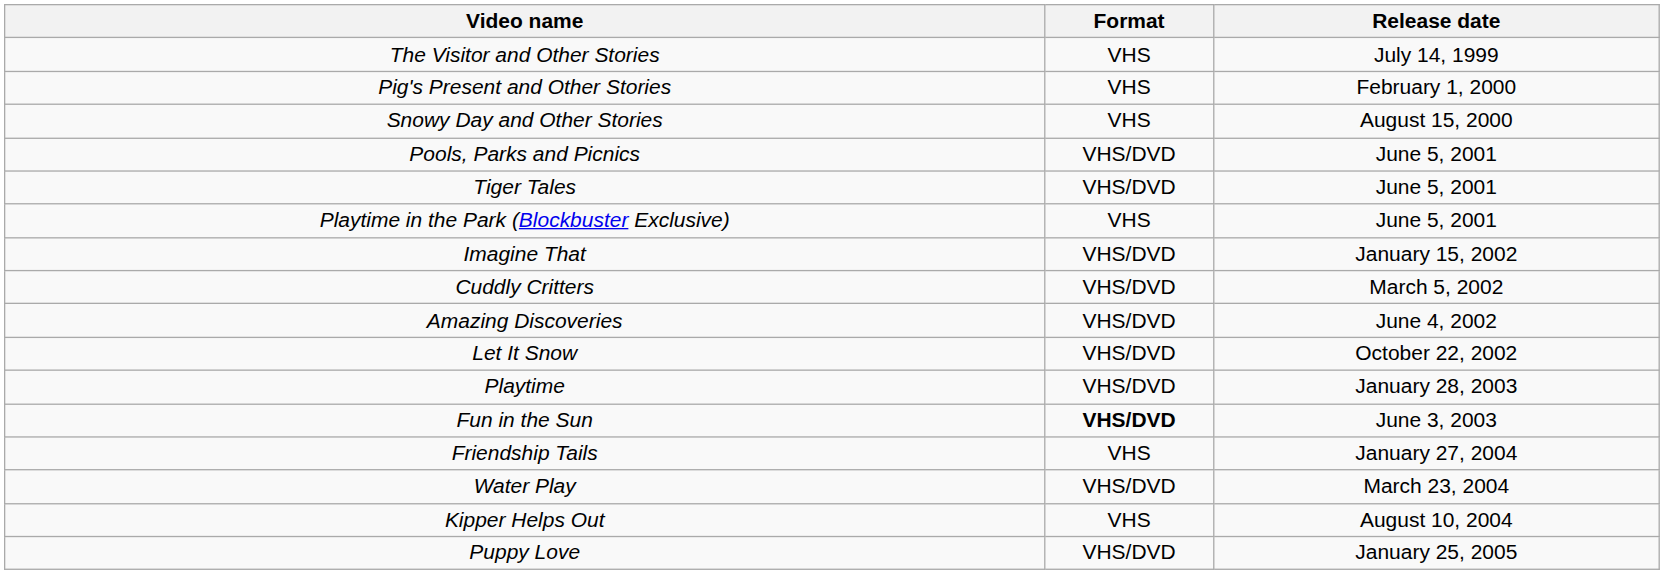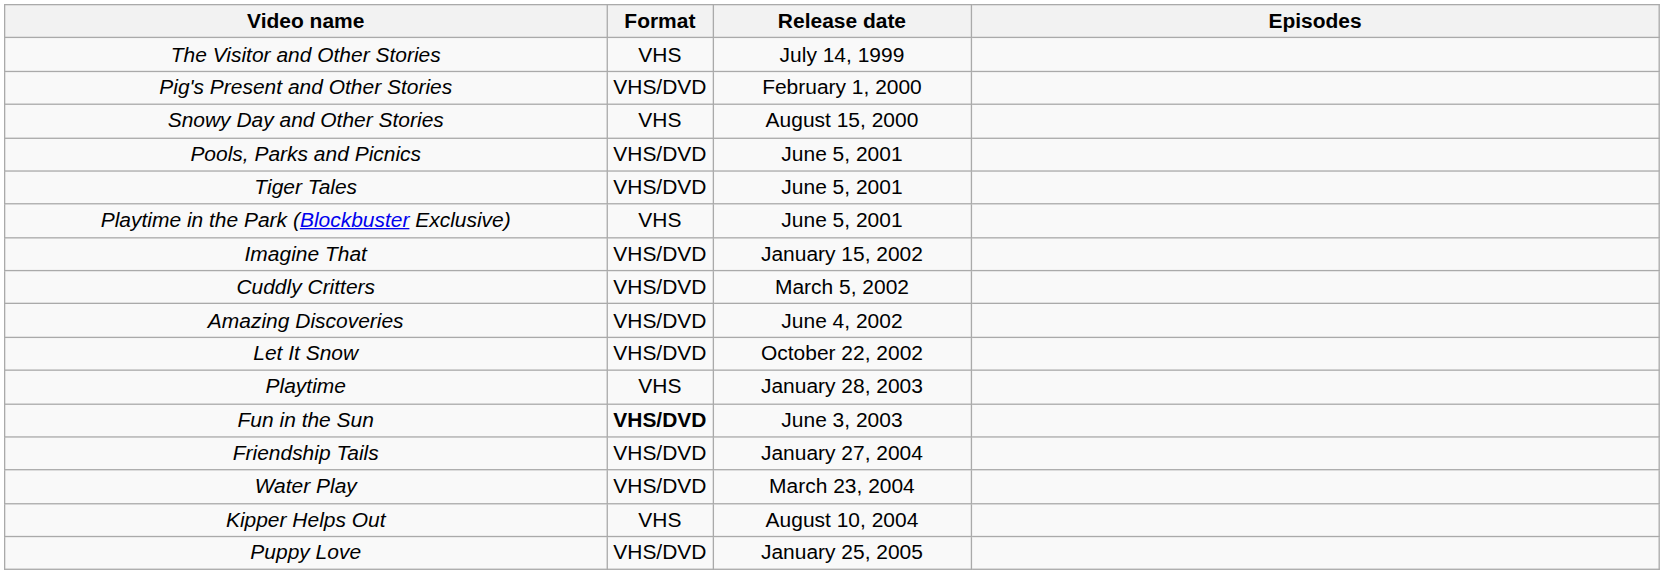+ column: (1315, 21)
(1129, 87) VHS -> (660, 87) VHS/DVD
(1129, 386) VHS/DVD -> (660, 386) VHS
(1129, 453) VHS -> (660, 453) VHS/DVD
